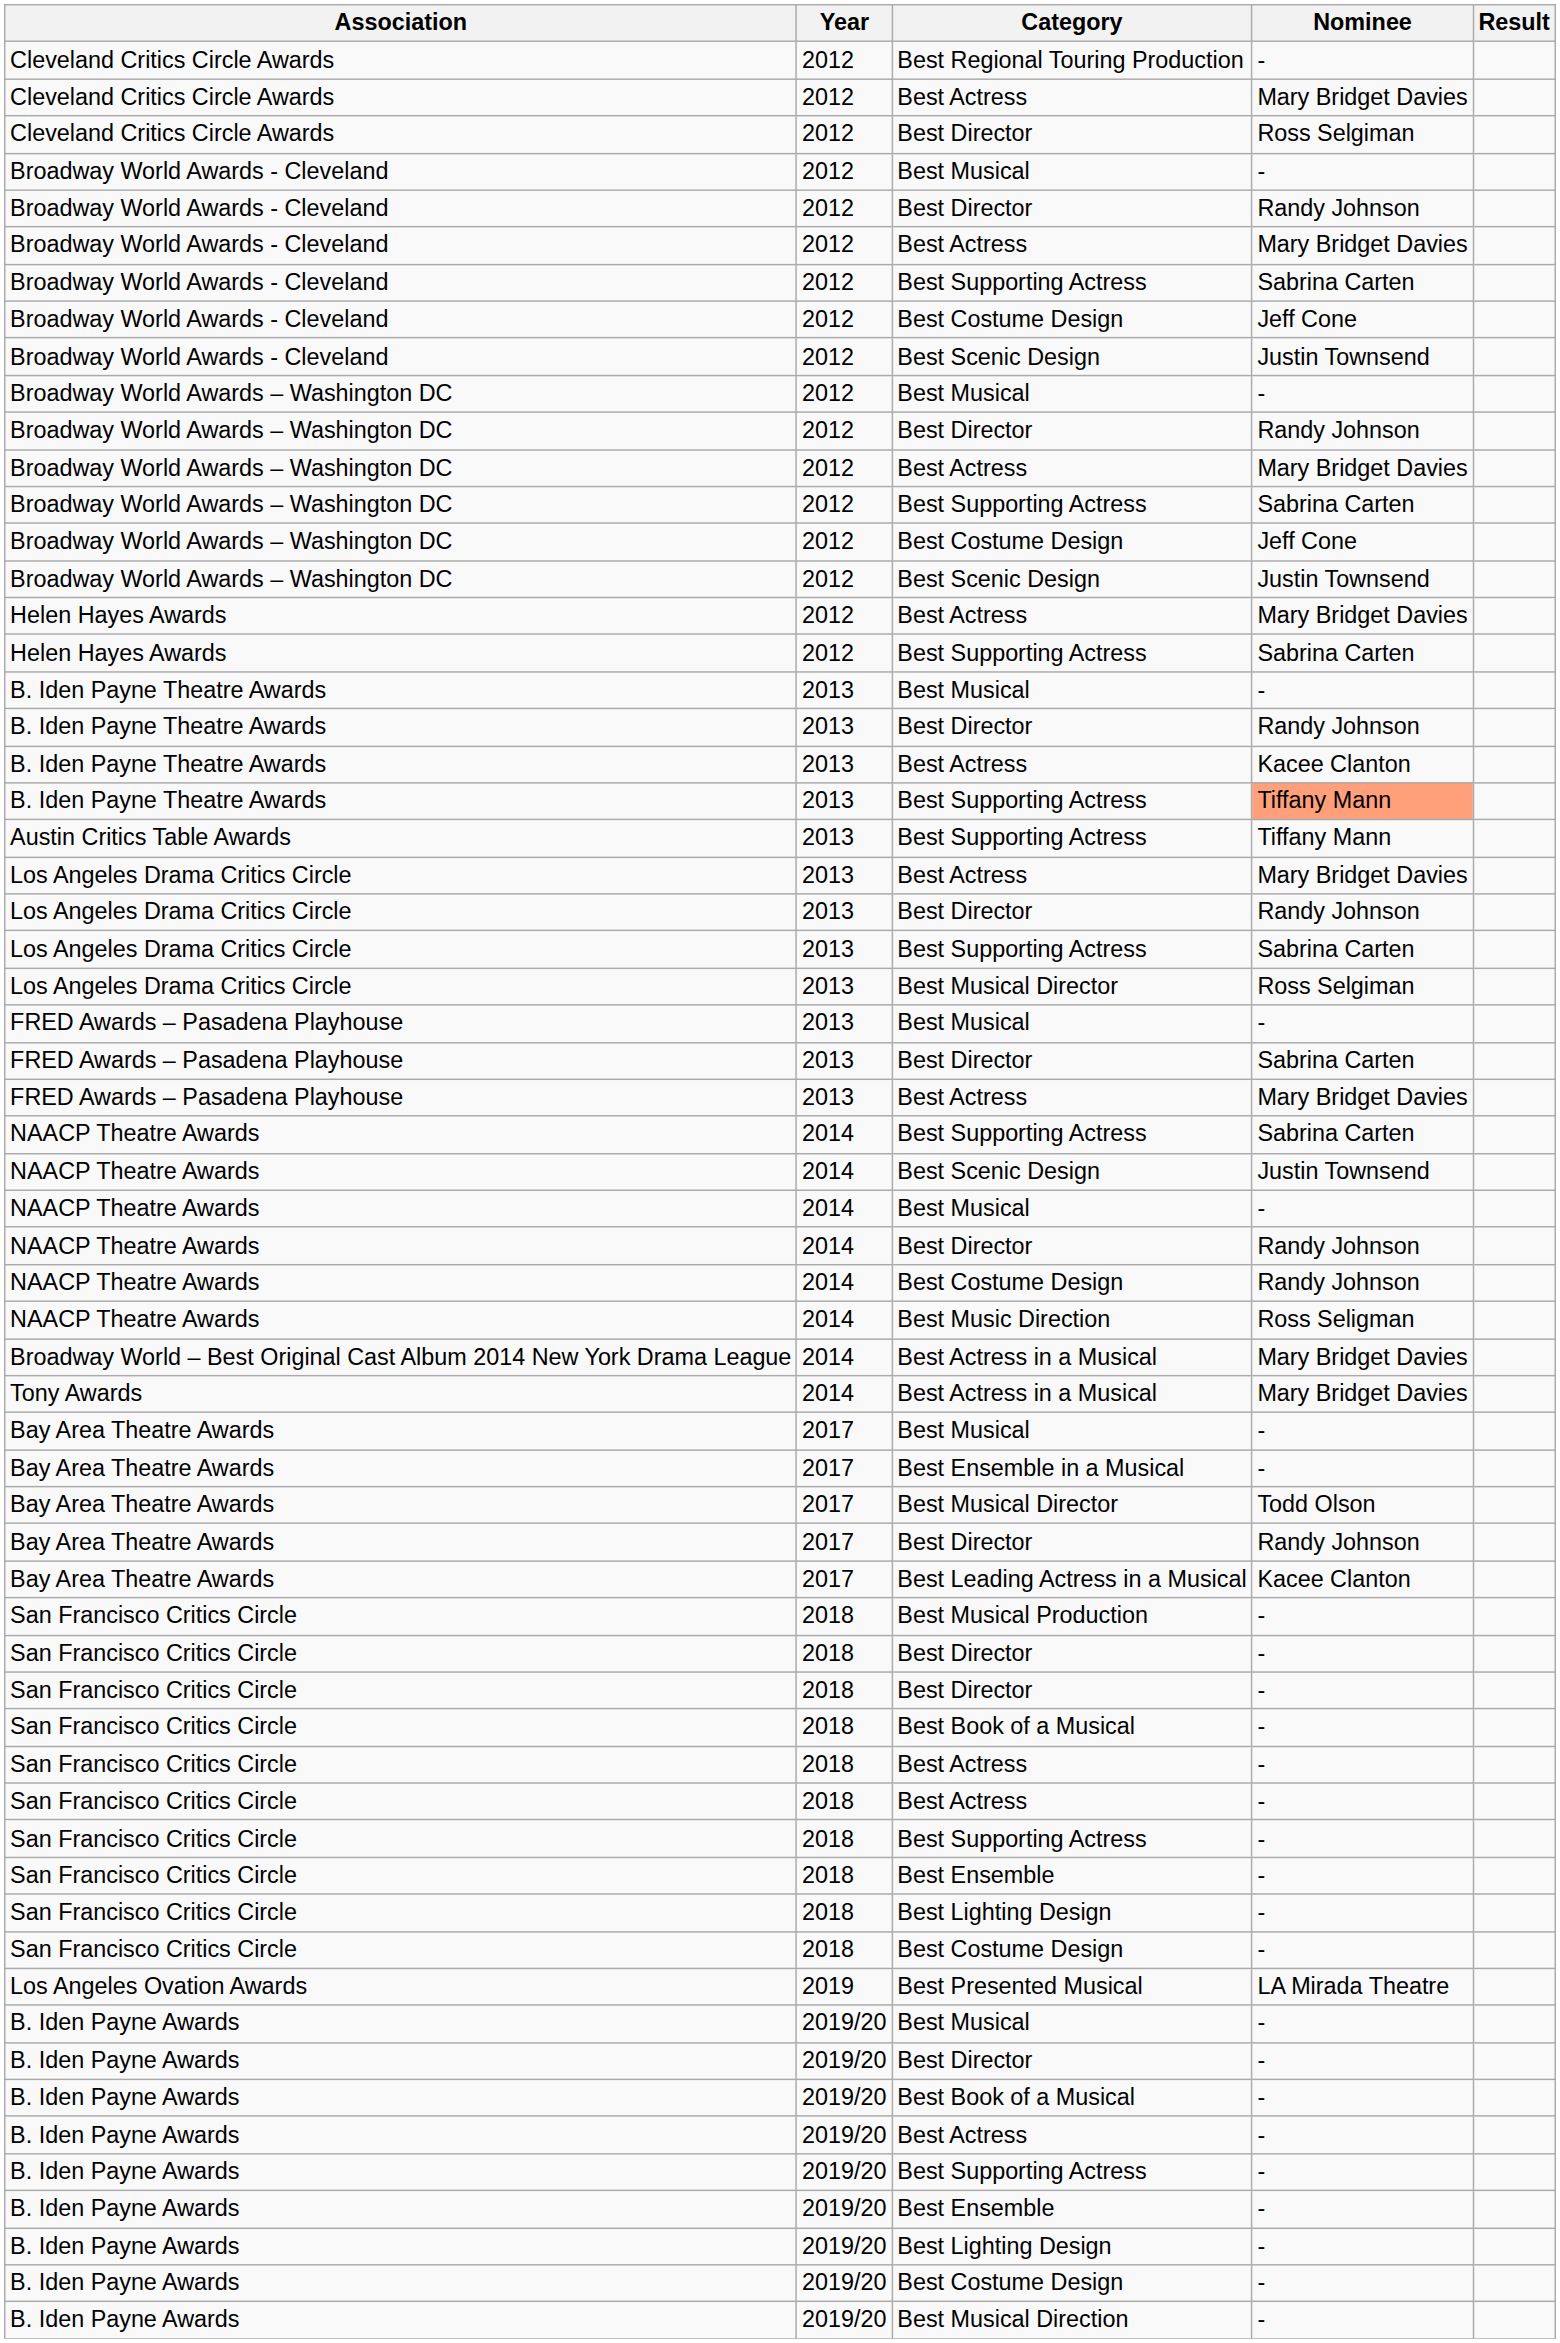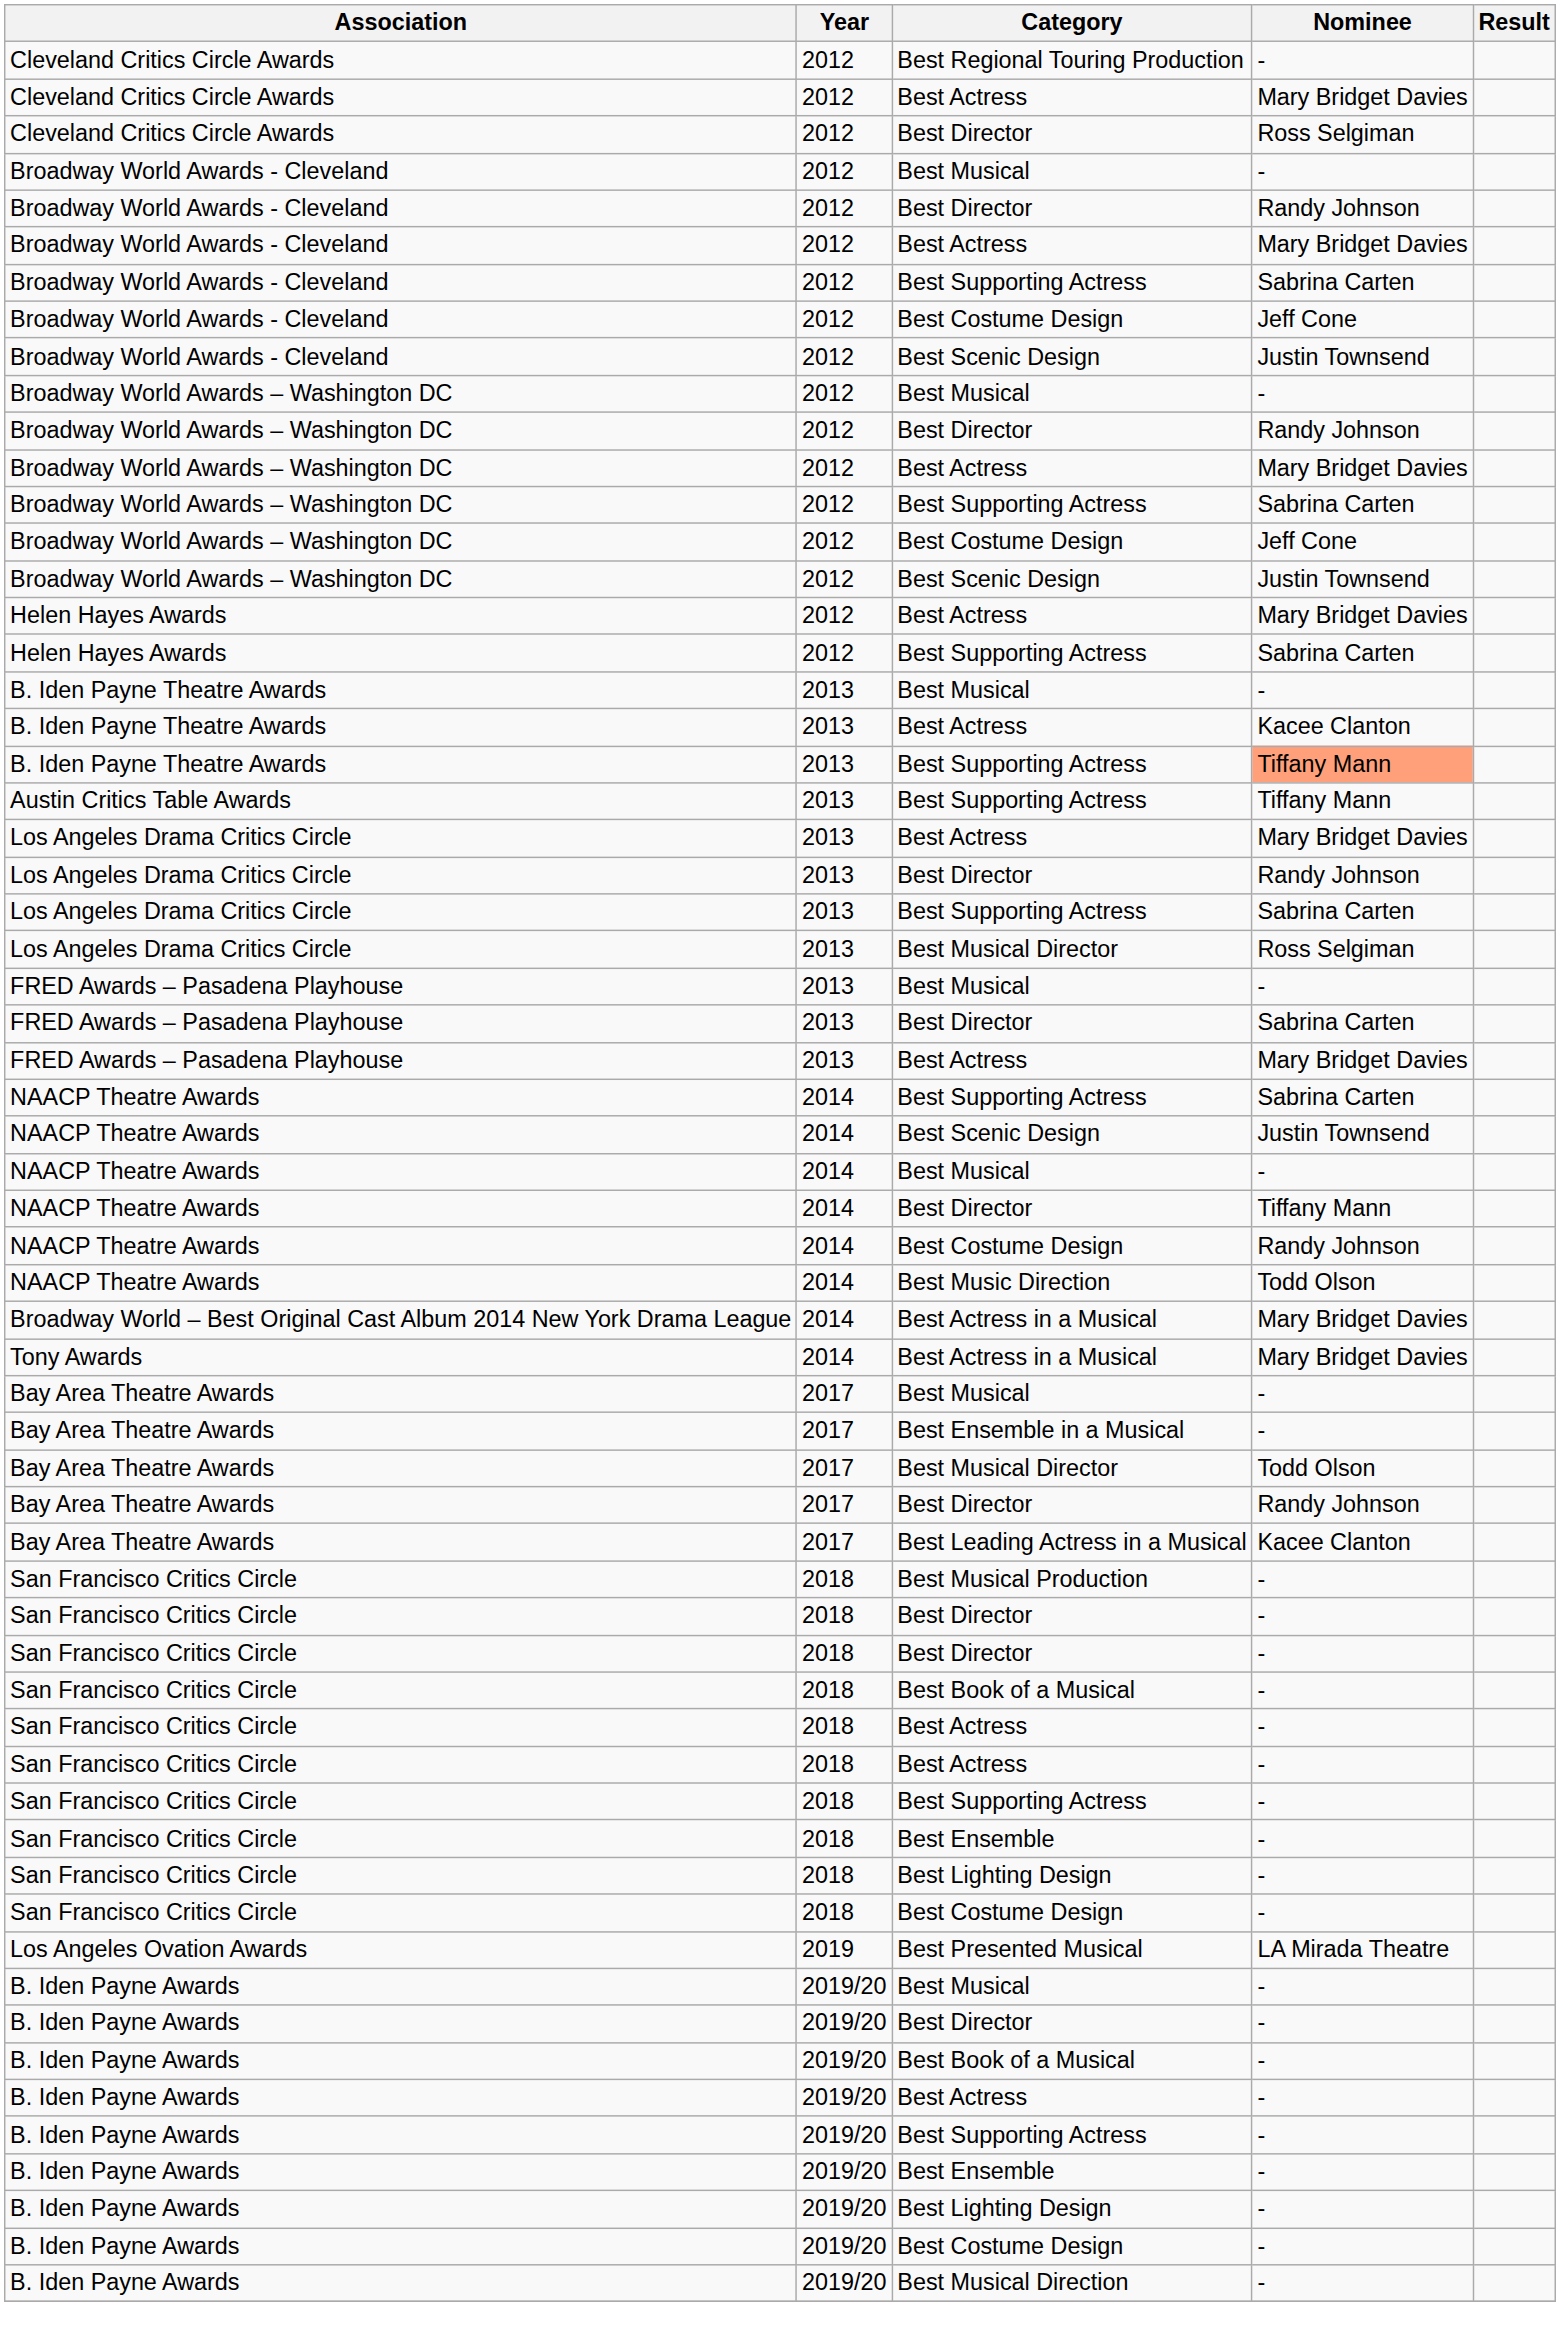- row: (168, 726)
(1339, 1245) Randy Johnson -> (1324, 1208) Tiffany Mann
(1336, 1319) Ross Seligman -> (1316, 1282) Todd Olson
